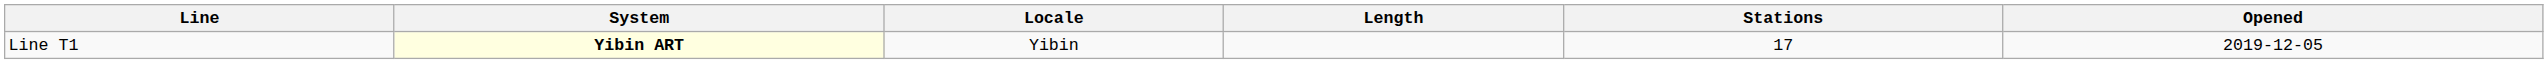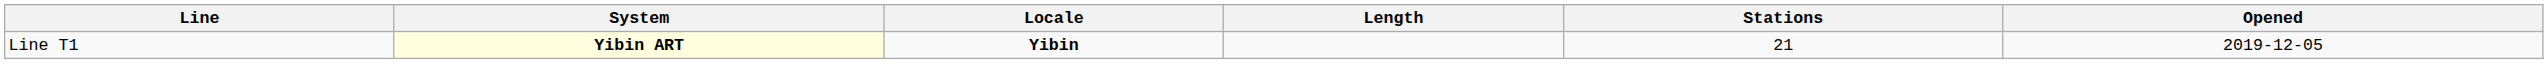(1054, 45) normal -> (1054, 45) bold
(1783, 45) 17 -> (1783, 45) 21
